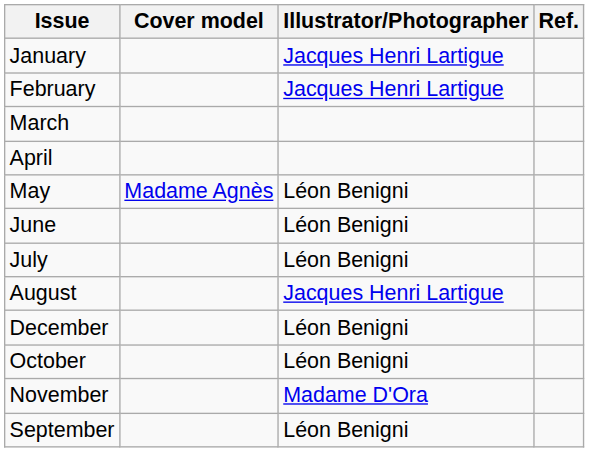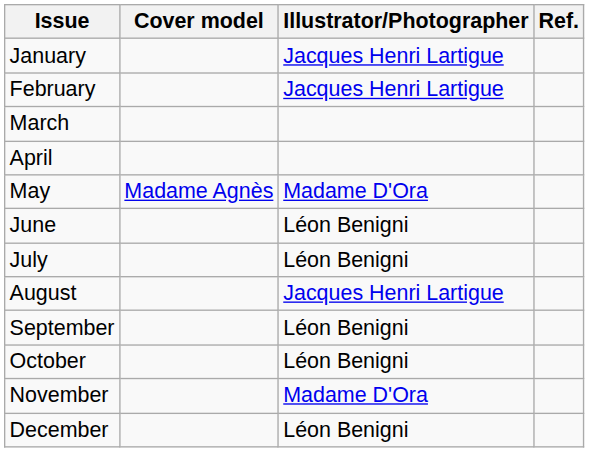(346, 191) Léon Benigni -> (356, 191) Madame D'Ora
rows swapped: (62, 429) <-> (59, 327)
